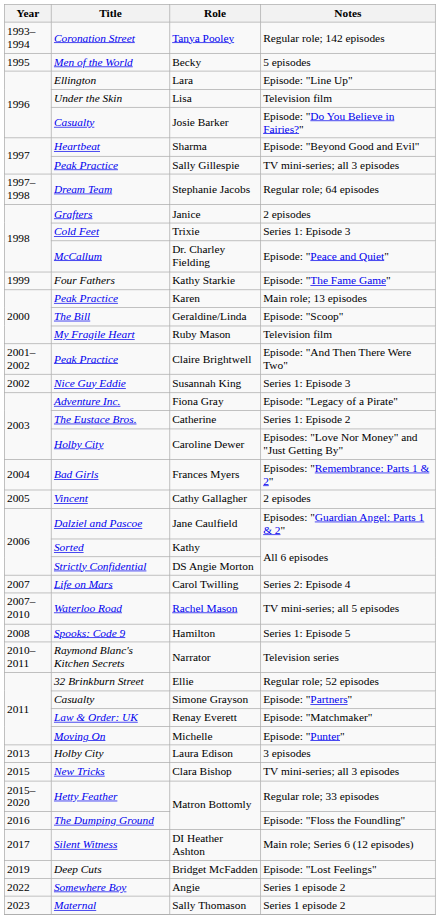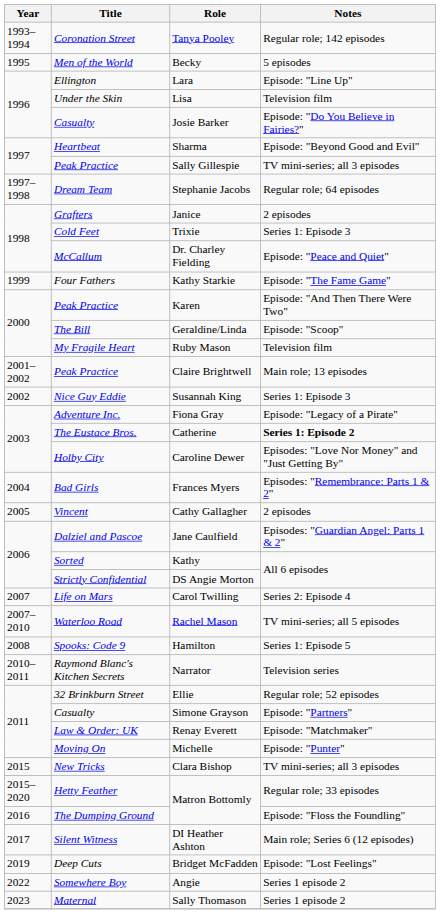(315, 298) Main role; 13 episodes -> (337, 305) Episode: "And Then There Were Two"
(337, 359) Episode: "And Then There Were Two" -> (315, 372) Main role; 13 episodes
(307, 419) normal -> (309, 432) bold
- row: (79, 753)
